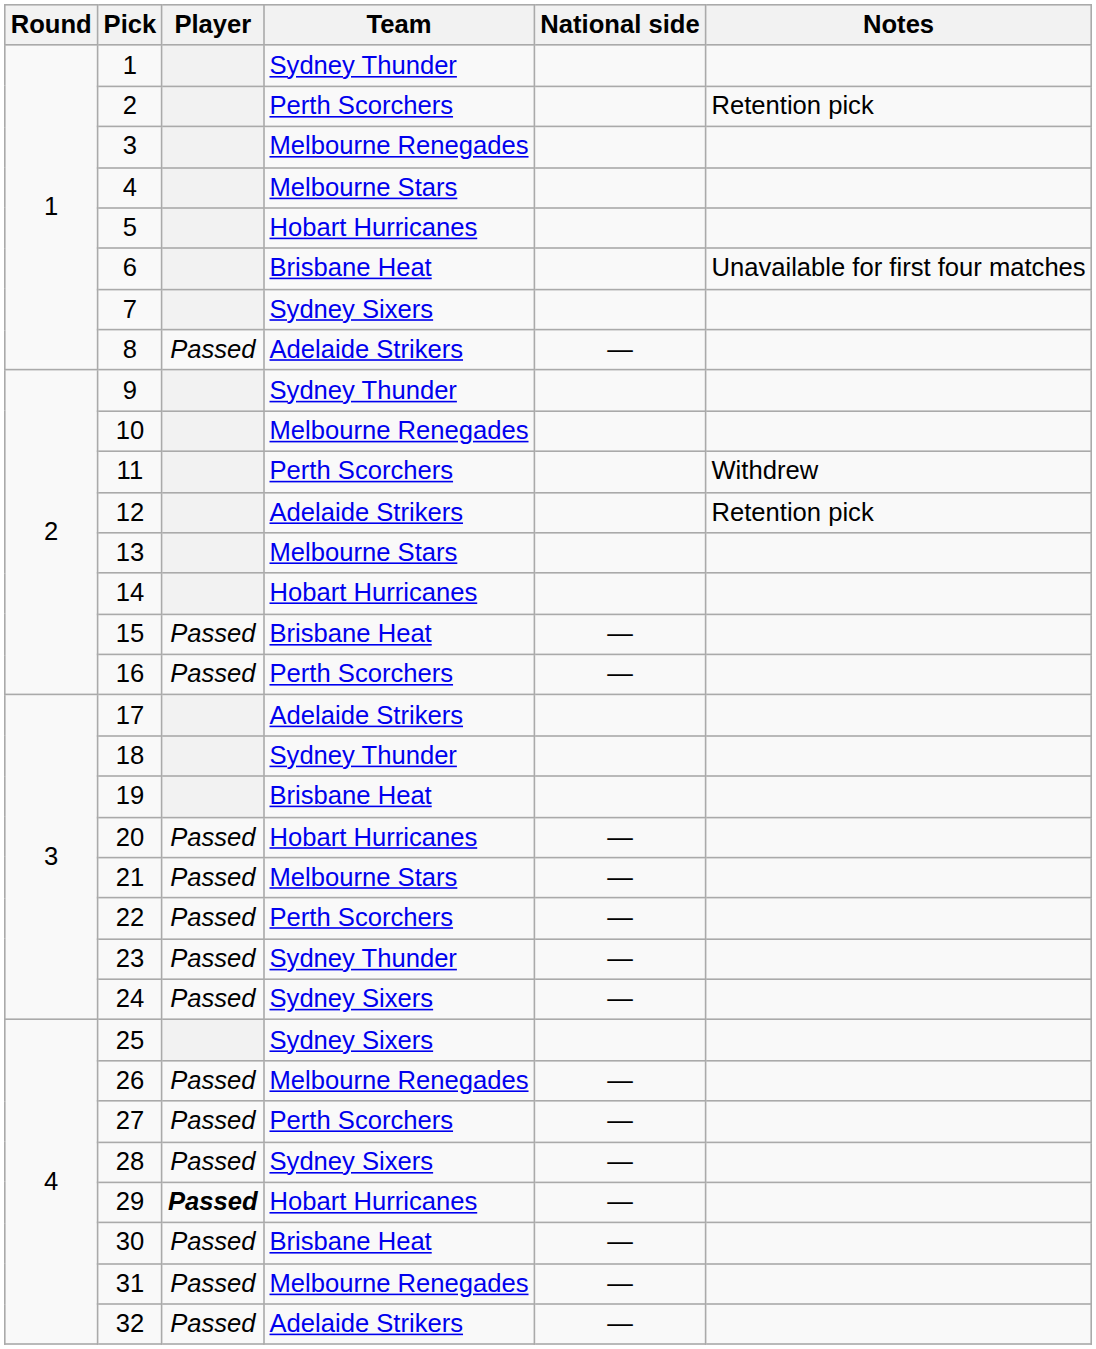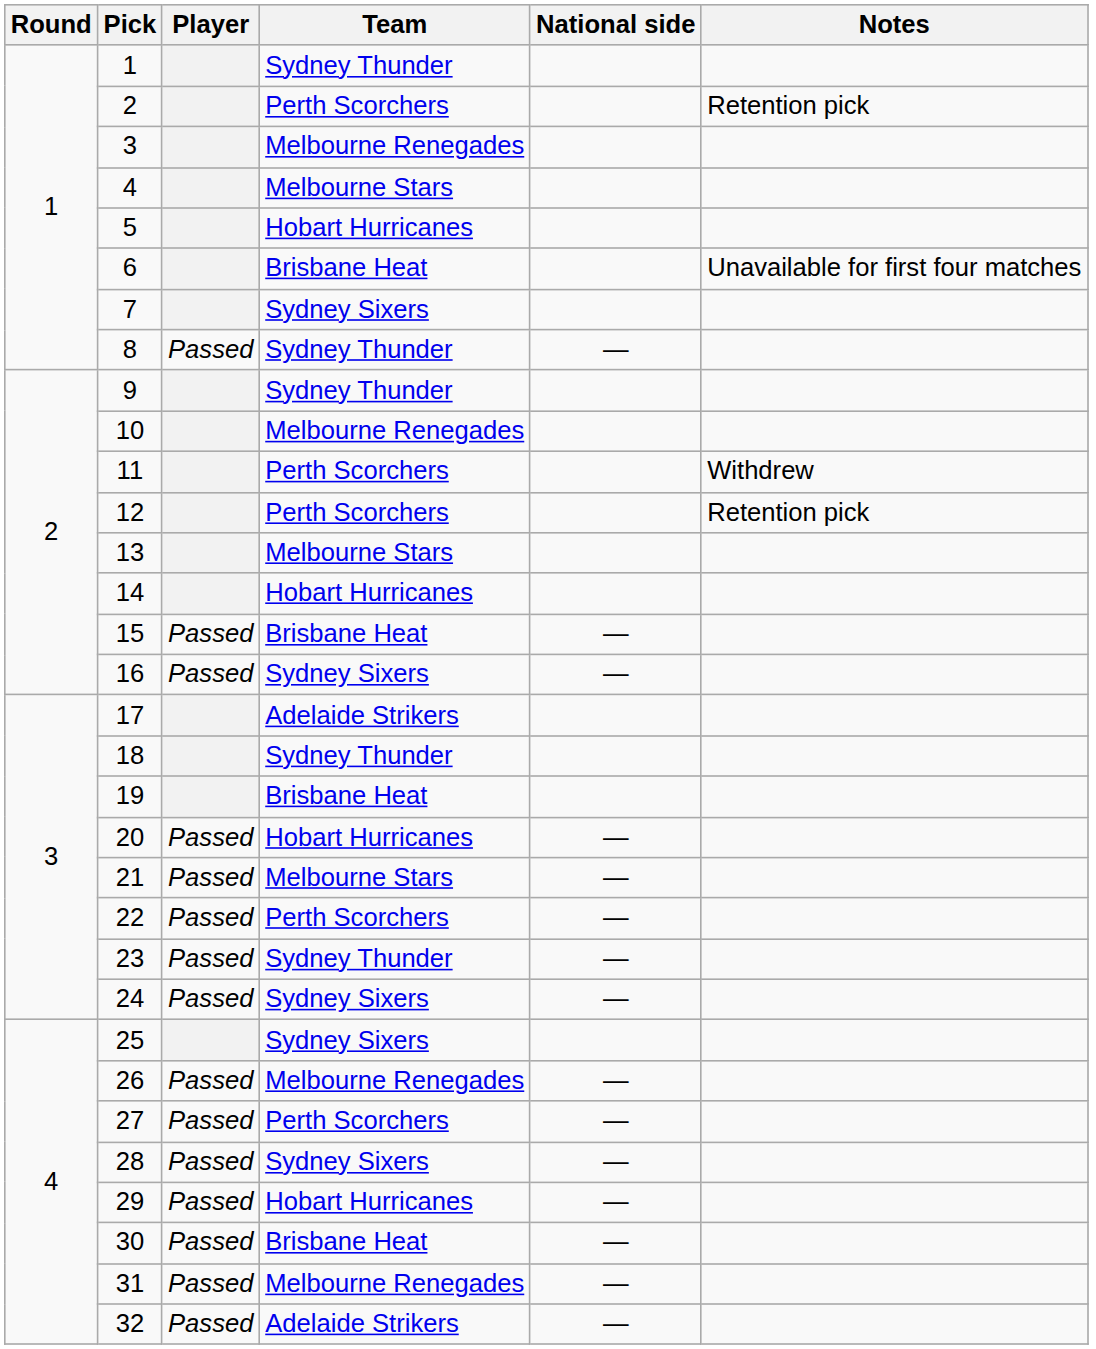(366, 349) Adelaide Strikers -> (359, 349) Sydney Thunder
(366, 512) Adelaide Strikers -> (357, 512) Perth Scorchers
(361, 674) Perth Scorchers -> (347, 674) Sydney Sixers
(213, 1202) bold -> (211, 1202) normal
